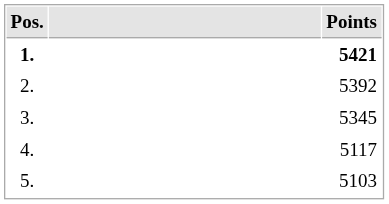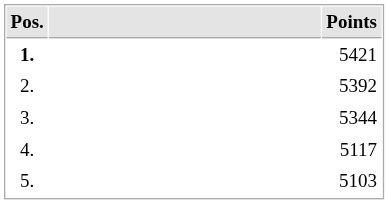(358, 54) bold -> (358, 54) normal
(358, 118) 5345 -> (358, 118) 5344
